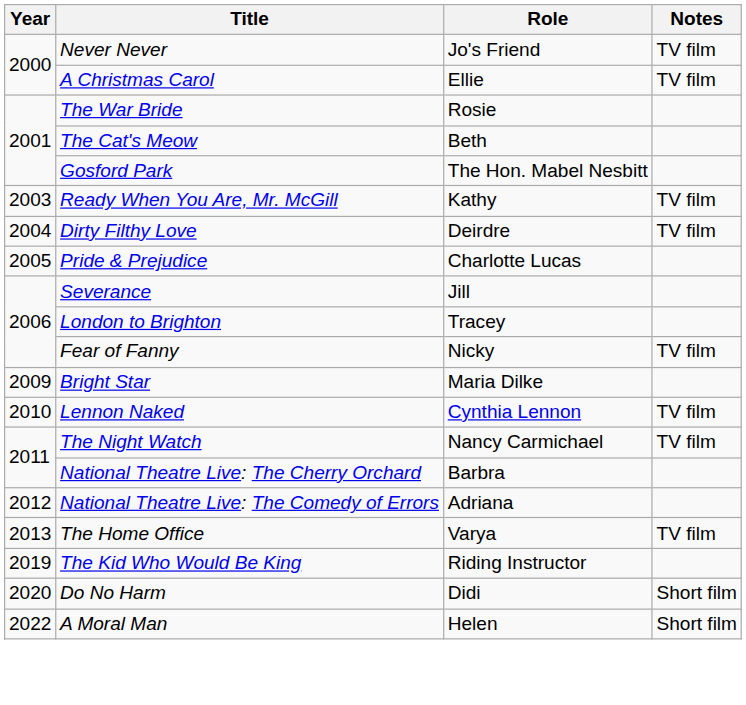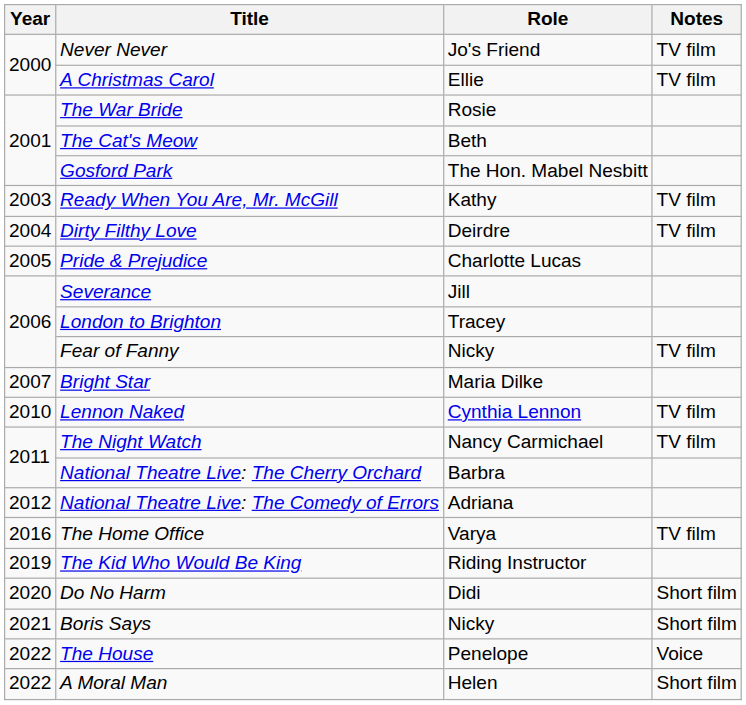(30, 381) 2009 -> (30, 381) 2007
(30, 532) 2013 -> (30, 532) 2016
+ row: (106, 623)
+ row: (107, 653)
